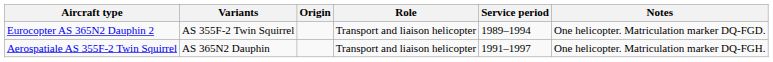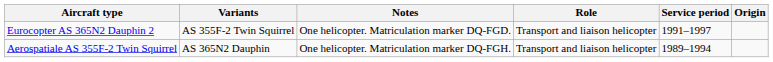columns swapped: (315, 13) <-> (660, 13)
(506, 30) 1989–1994 -> (686, 30) 1991–1997
(506, 48) 1991–1997 -> (686, 48) 1989–1994
